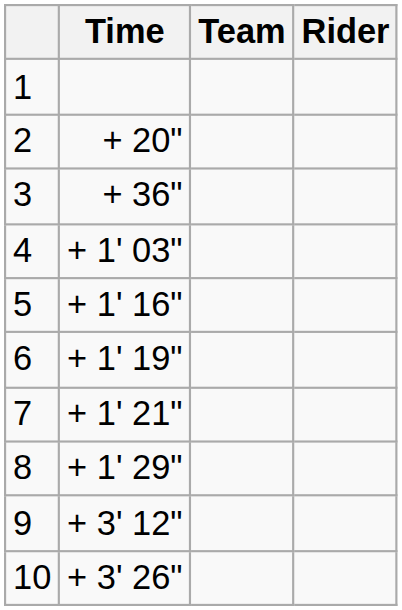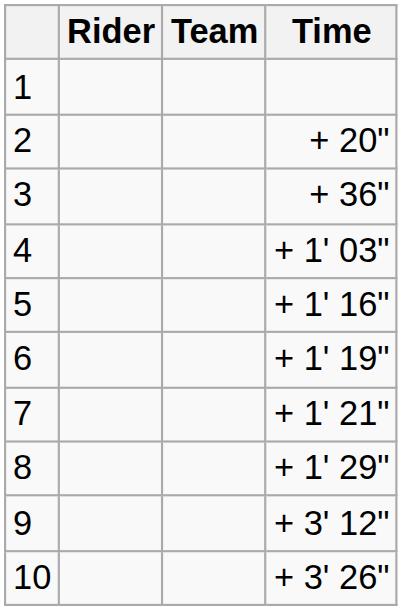columns swapped: (346, 31) <-> (125, 31)
